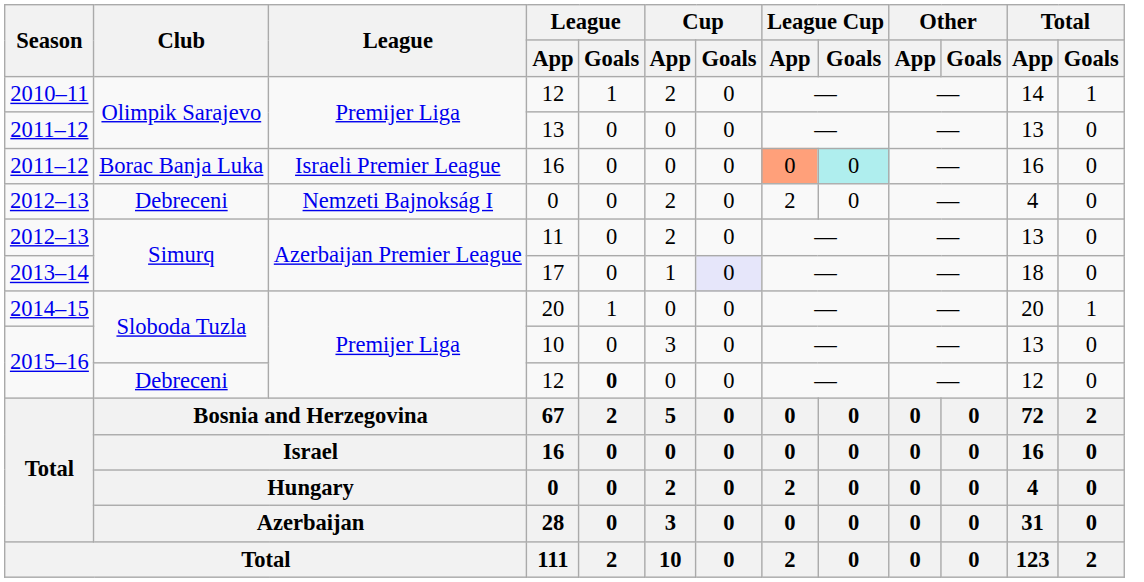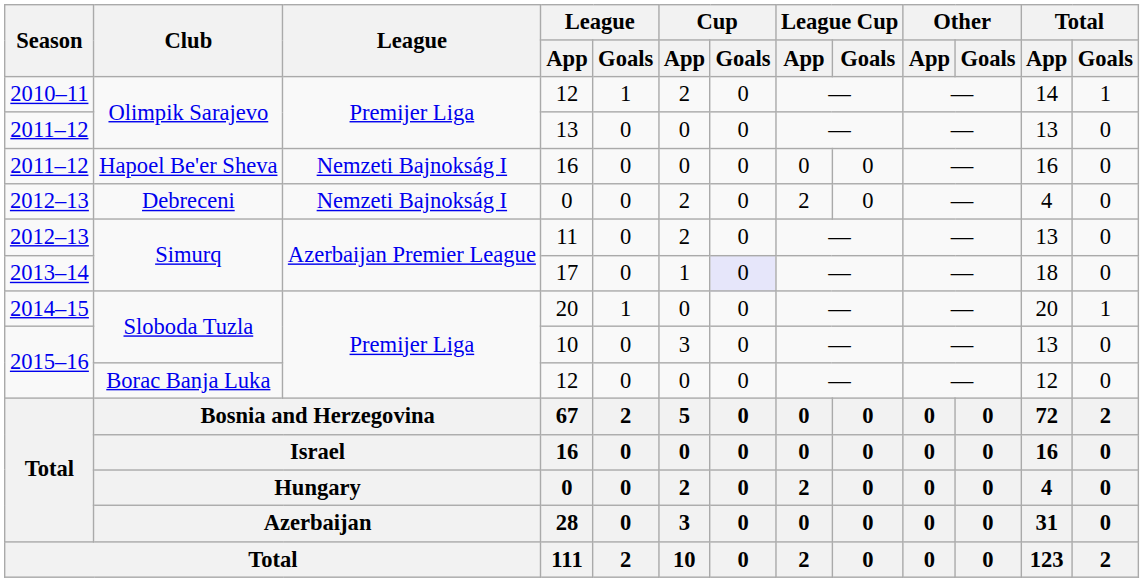(181, 165) Borac Banja Luka -> (188, 165) Hapoel Be'er Sheva
(398, 165) Israeli Premier League -> (412, 165) Nemzeti Bajnokság I
(790, 165) lightsalmon background -> (804, 165) no background
(854, 165) paleturquoise background -> (868, 165) no background
(181, 380) Debreceni -> (188, 380) Borac Banja Luka
(612, 380) bold -> (626, 380) normal
